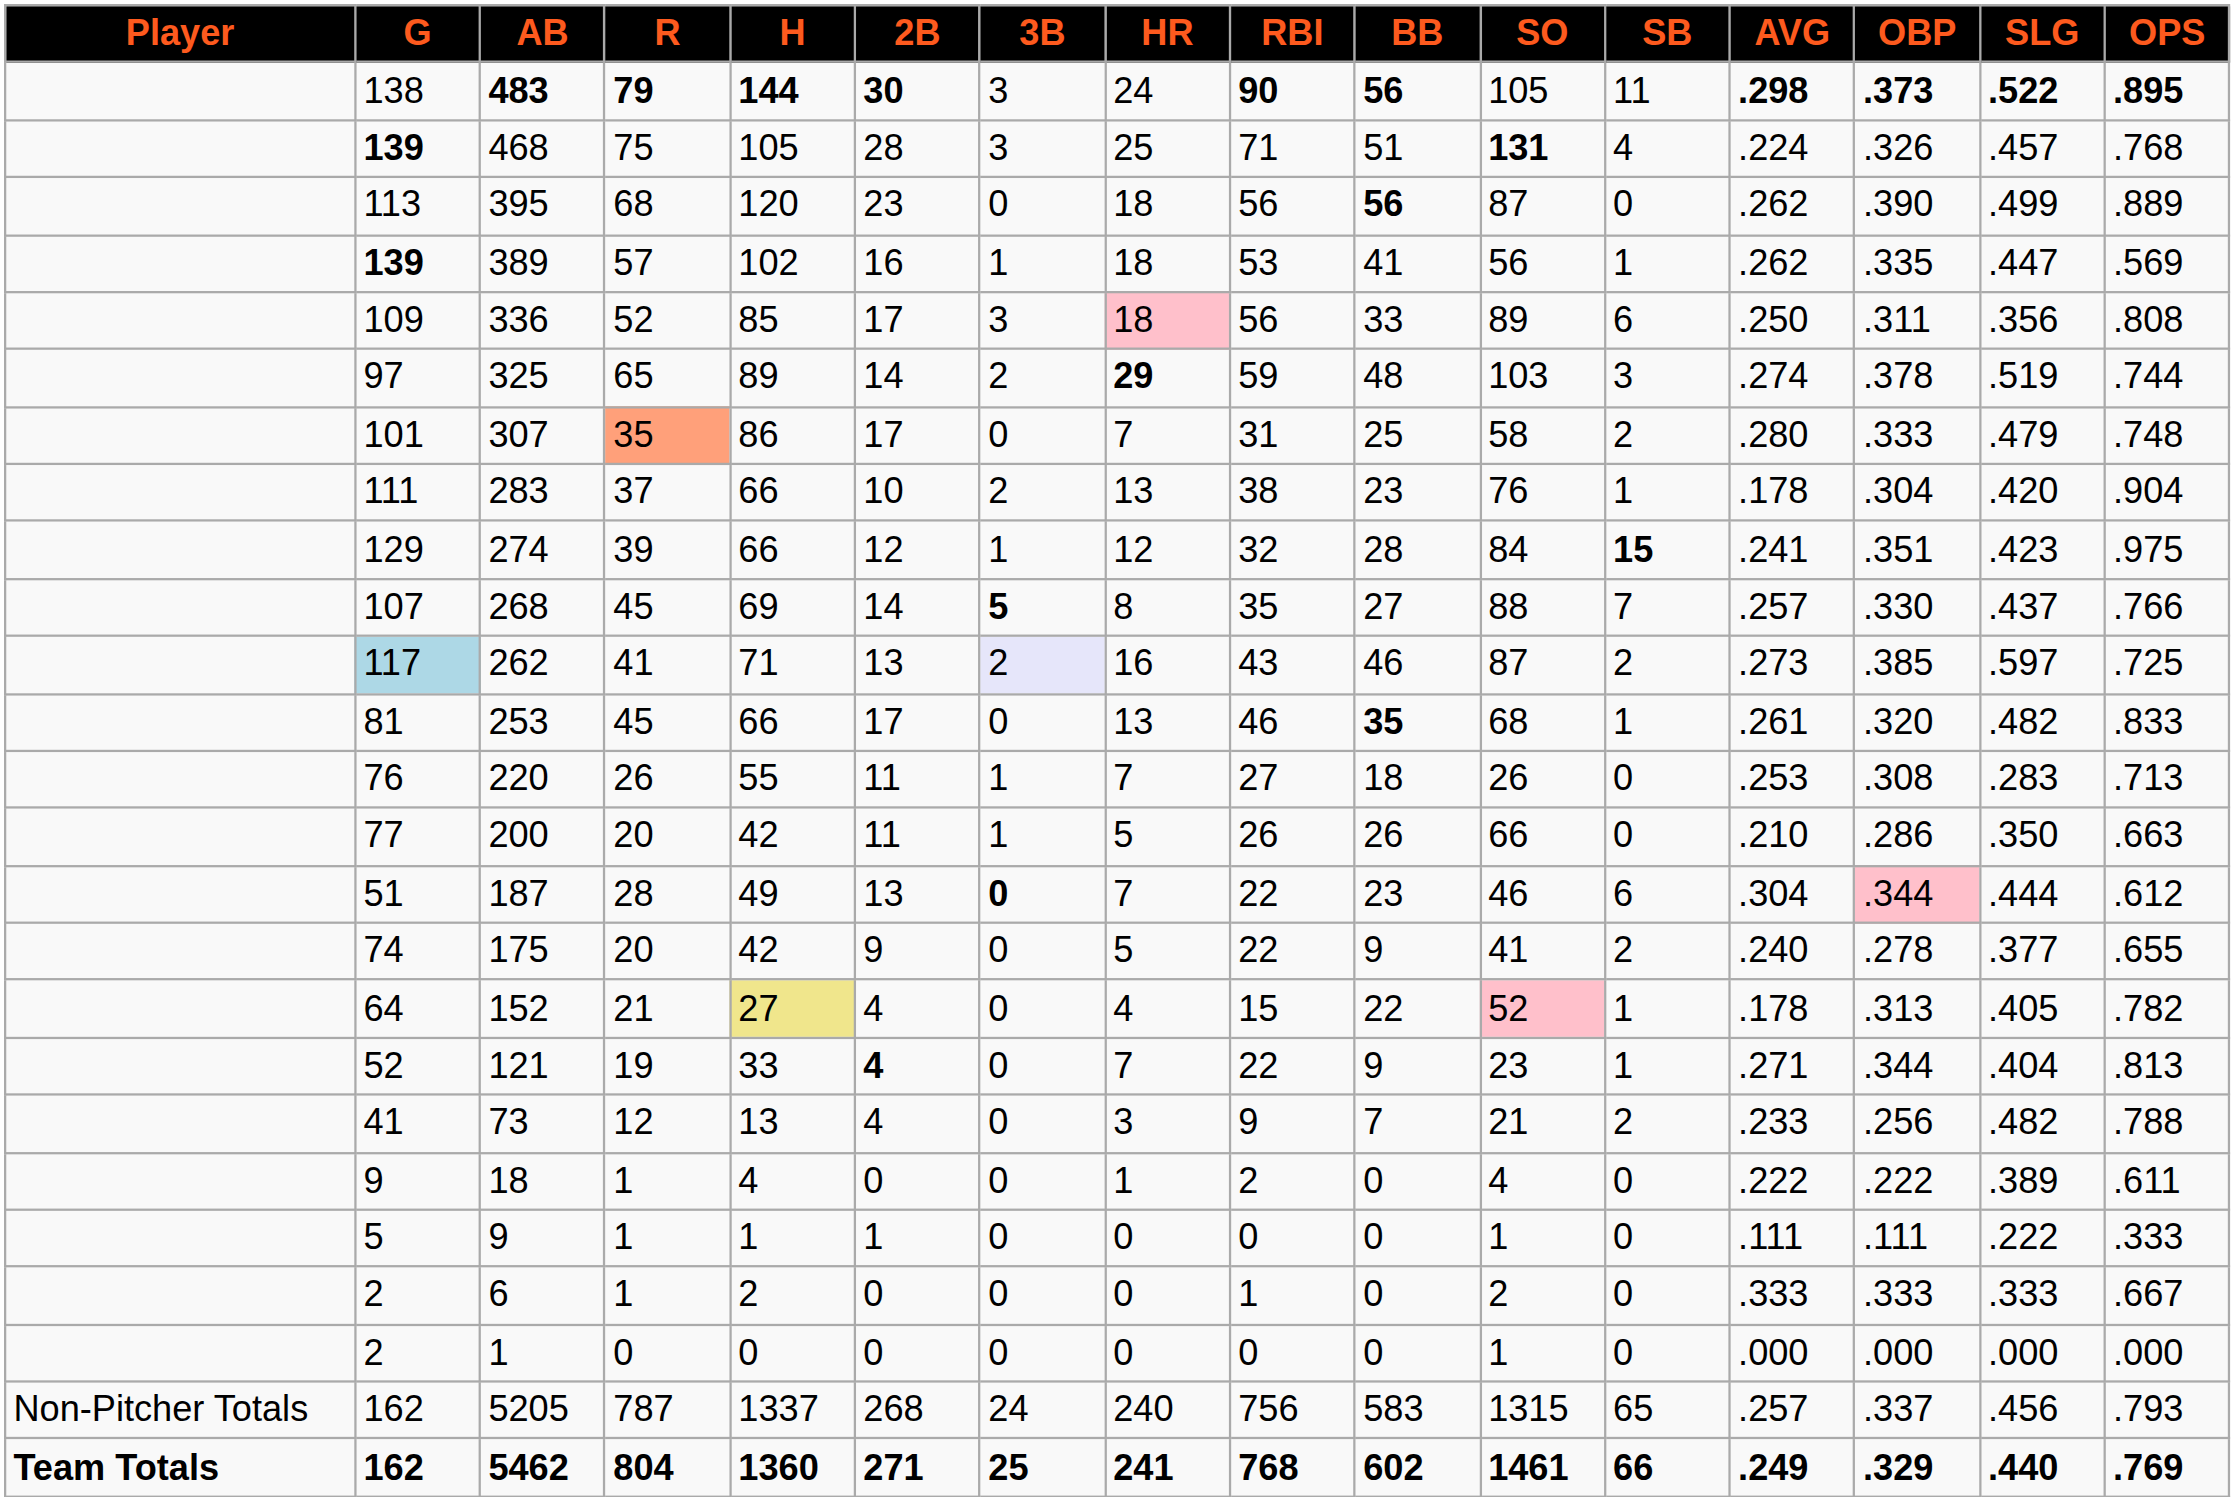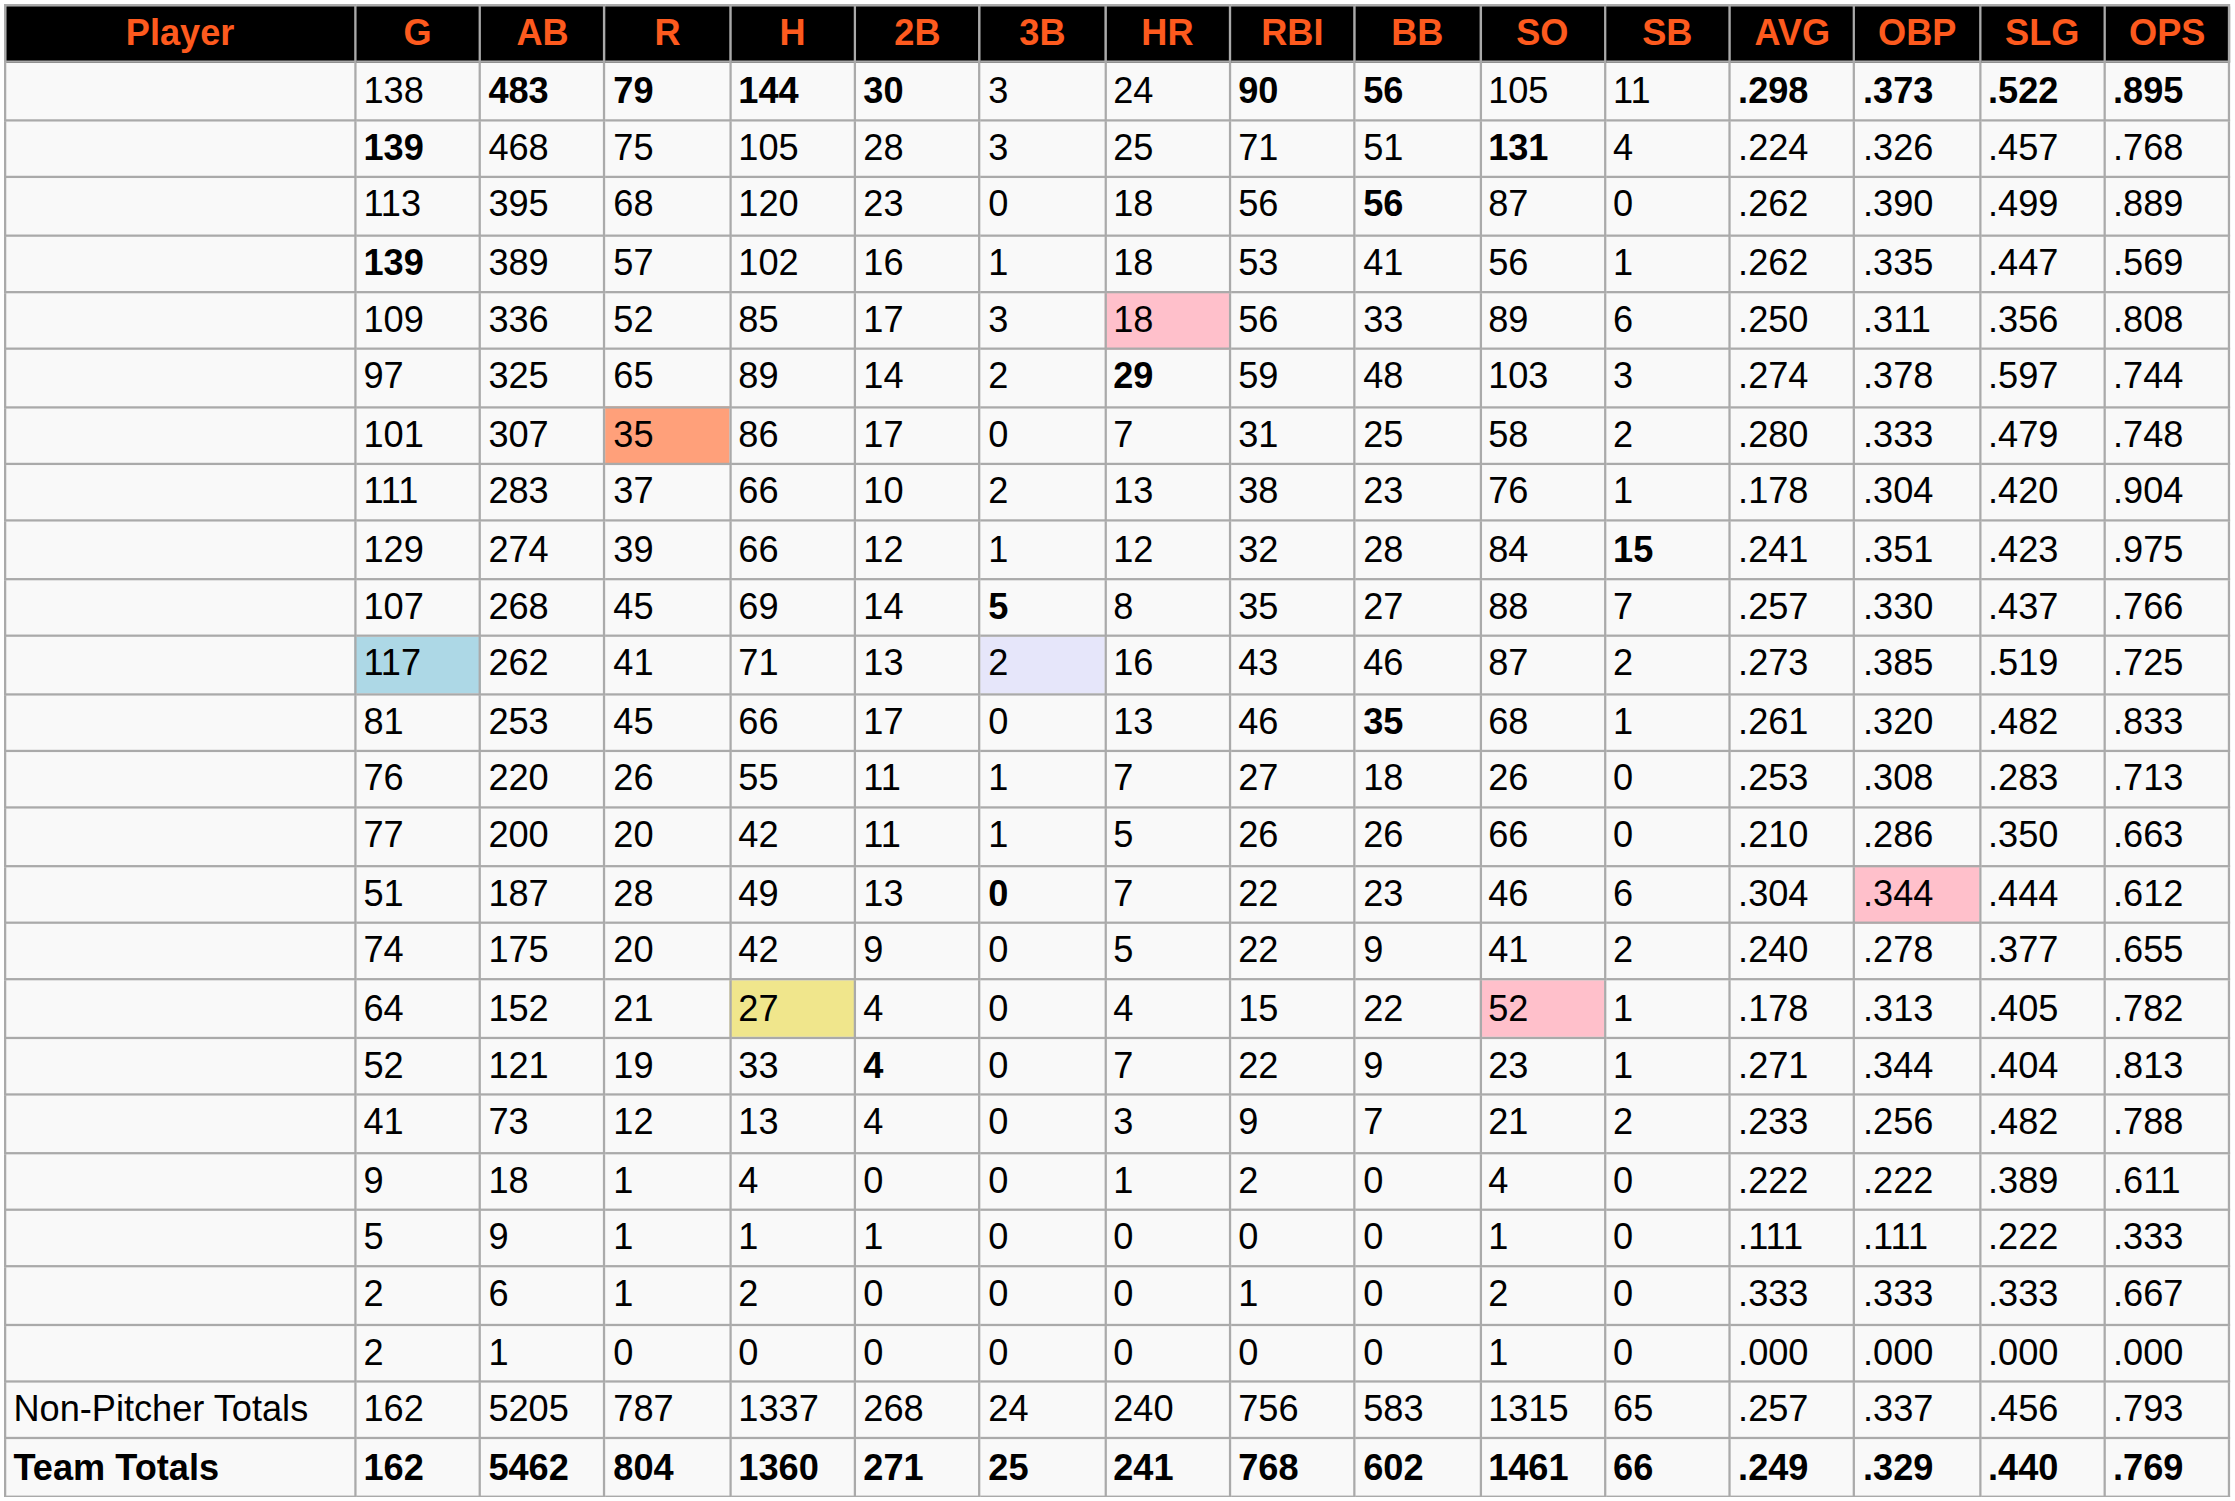(2023, 377) .519 -> (2023, 377) .597
(2023, 663) .597 -> (2023, 663) .519
